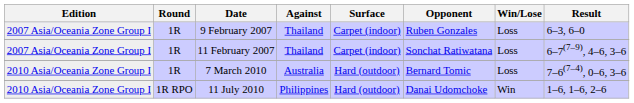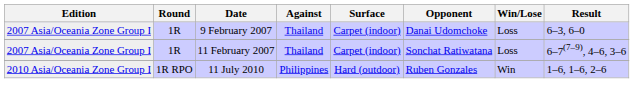(441, 30) Ruben Gonzales -> (447, 30) Danai Udomchoke
- row: (236, 70)
(447, 89) Danai Udomchoke -> (441, 68) Ruben Gonzales
